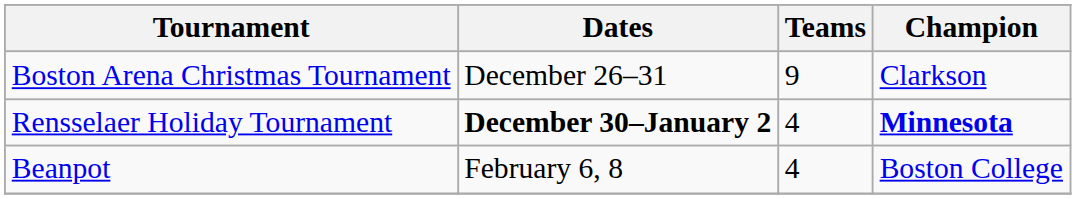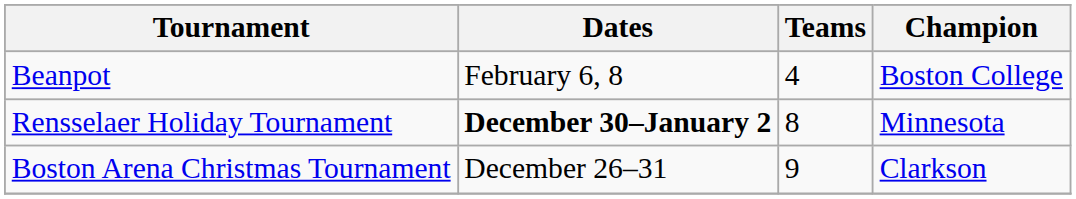rows swapped: (231, 74) <-> (61, 168)
(792, 121) 4 -> (792, 121) 8
(946, 121) bold -> (942, 121) normal
